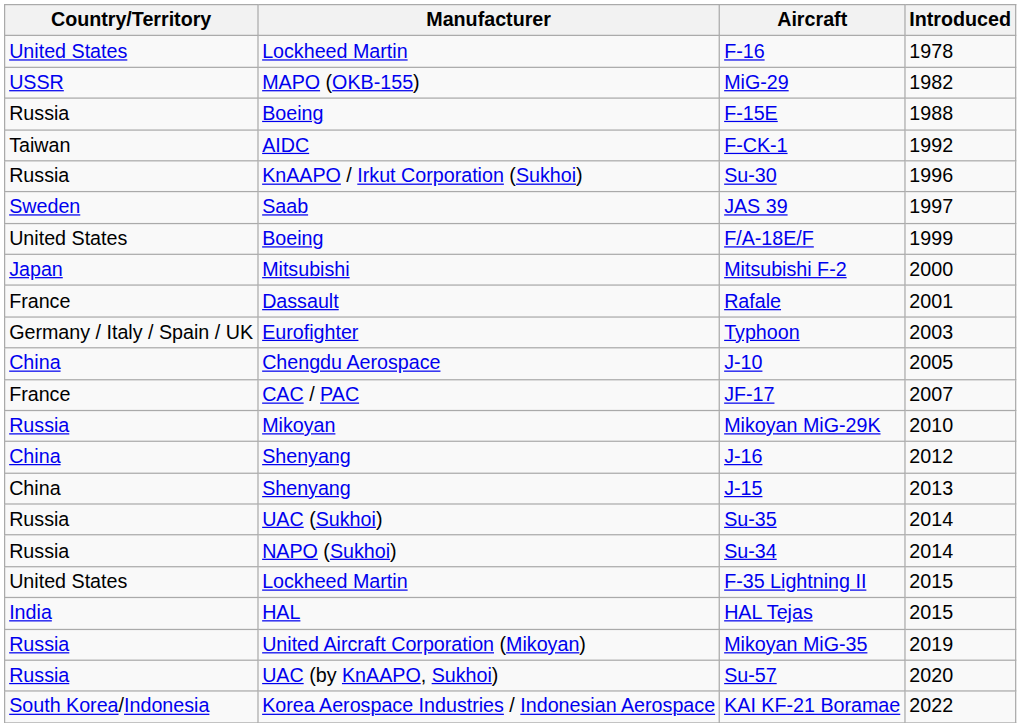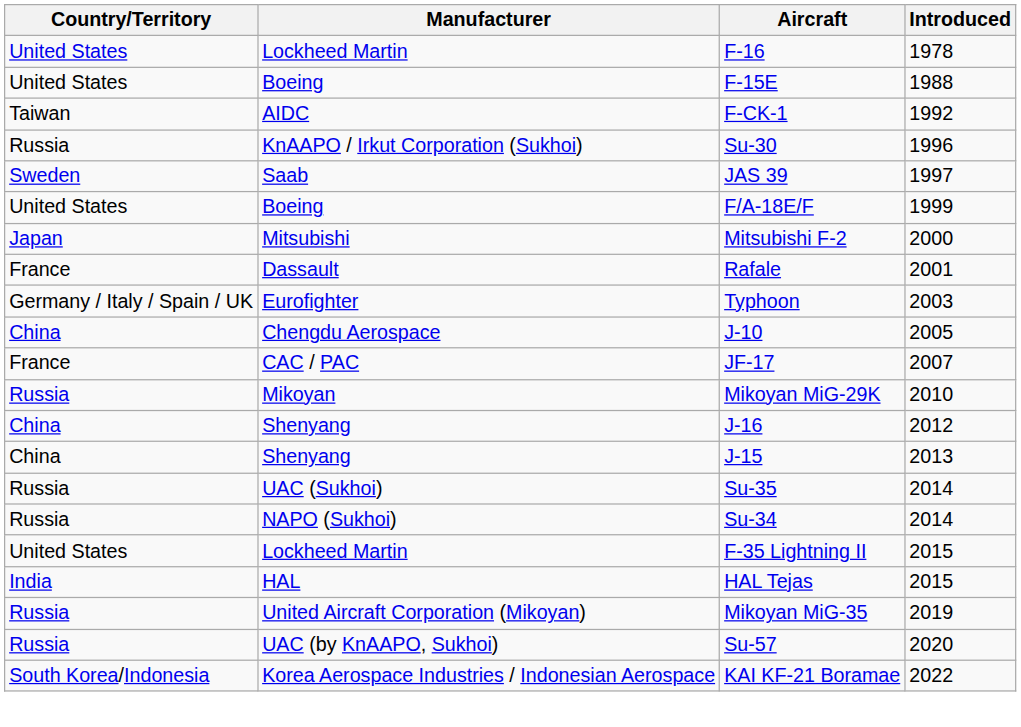- row: (756, 82)
(39, 113) Russia -> (68, 82) United States
